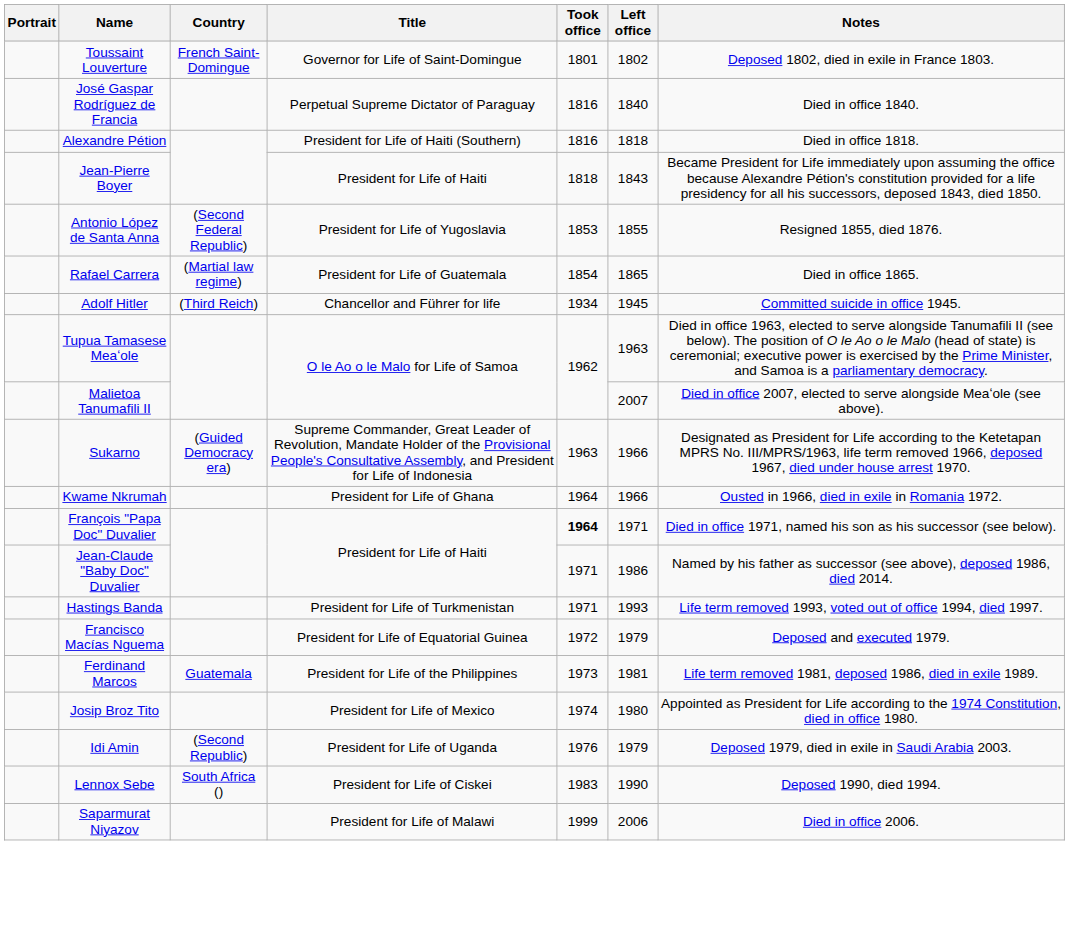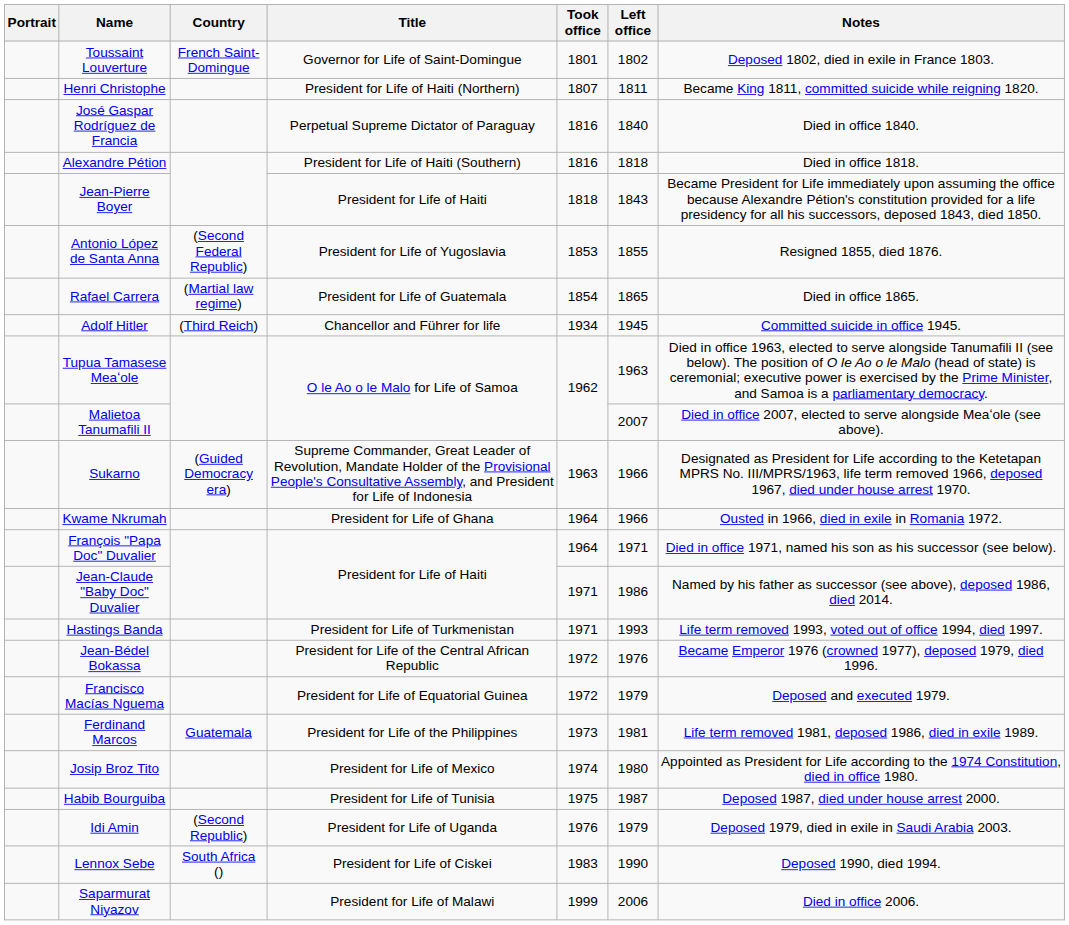+ row: (115, 89)
(583, 526) bold -> (583, 548) normal
+ row: (115, 658)
+ row: (115, 798)
